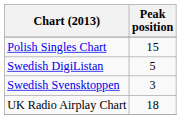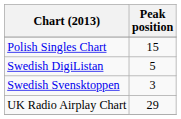(153, 104) 18 -> (153, 104) 29
